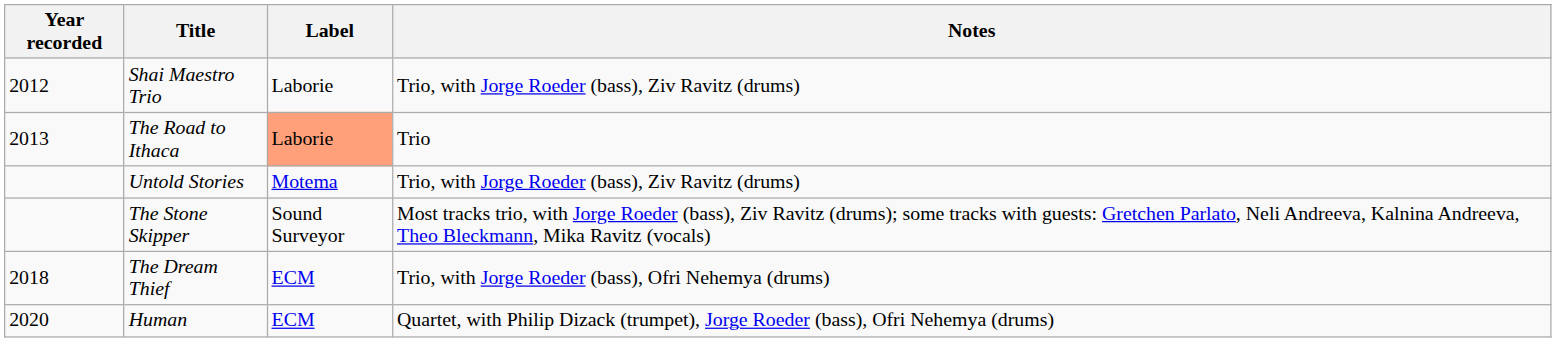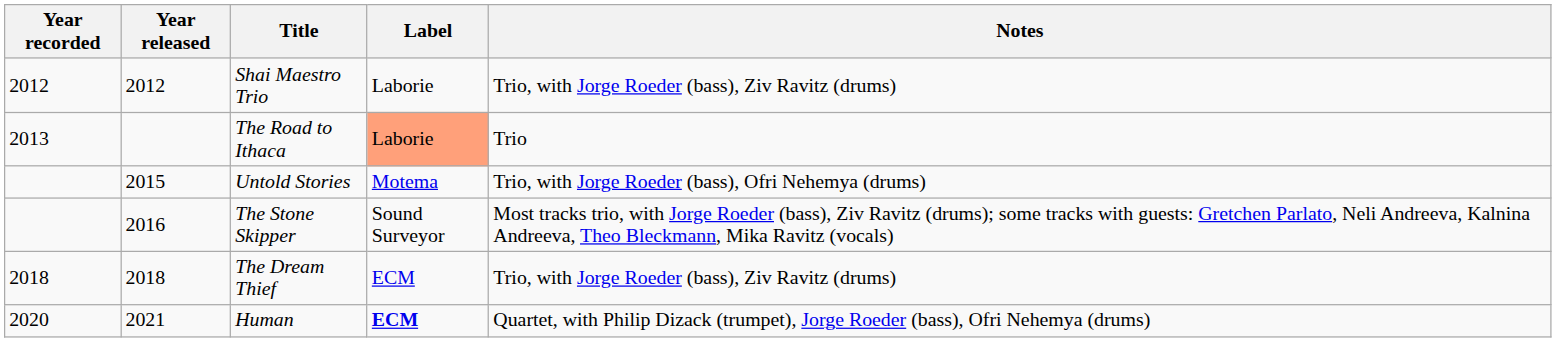+ column: (176, 31)
(598, 181) Trio, with Jorge Roeder (bass), Ziv Ravitz (drums) -> (710, 181) Trio, with Jorge Roeder (bass), Ofri Nehemya (drums)
(613, 277) Trio, with Jorge Roeder (bass), Ofri Nehemya (drums) -> (695, 277) Trio, with Jorge Roeder (bass), Ziv Ravitz (drums)
(293, 320) normal -> (395, 320) bold
